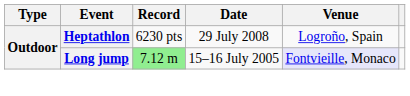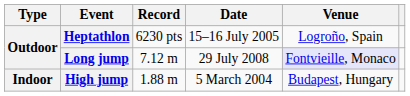(234, 36) 29 July 2008 -> (234, 36) 15–16 July 2005
(159, 58) lightgreen background -> (159, 58) no background
(234, 58) 15–16 July 2005 -> (234, 58) 29 July 2008
+ row: (97, 79)
